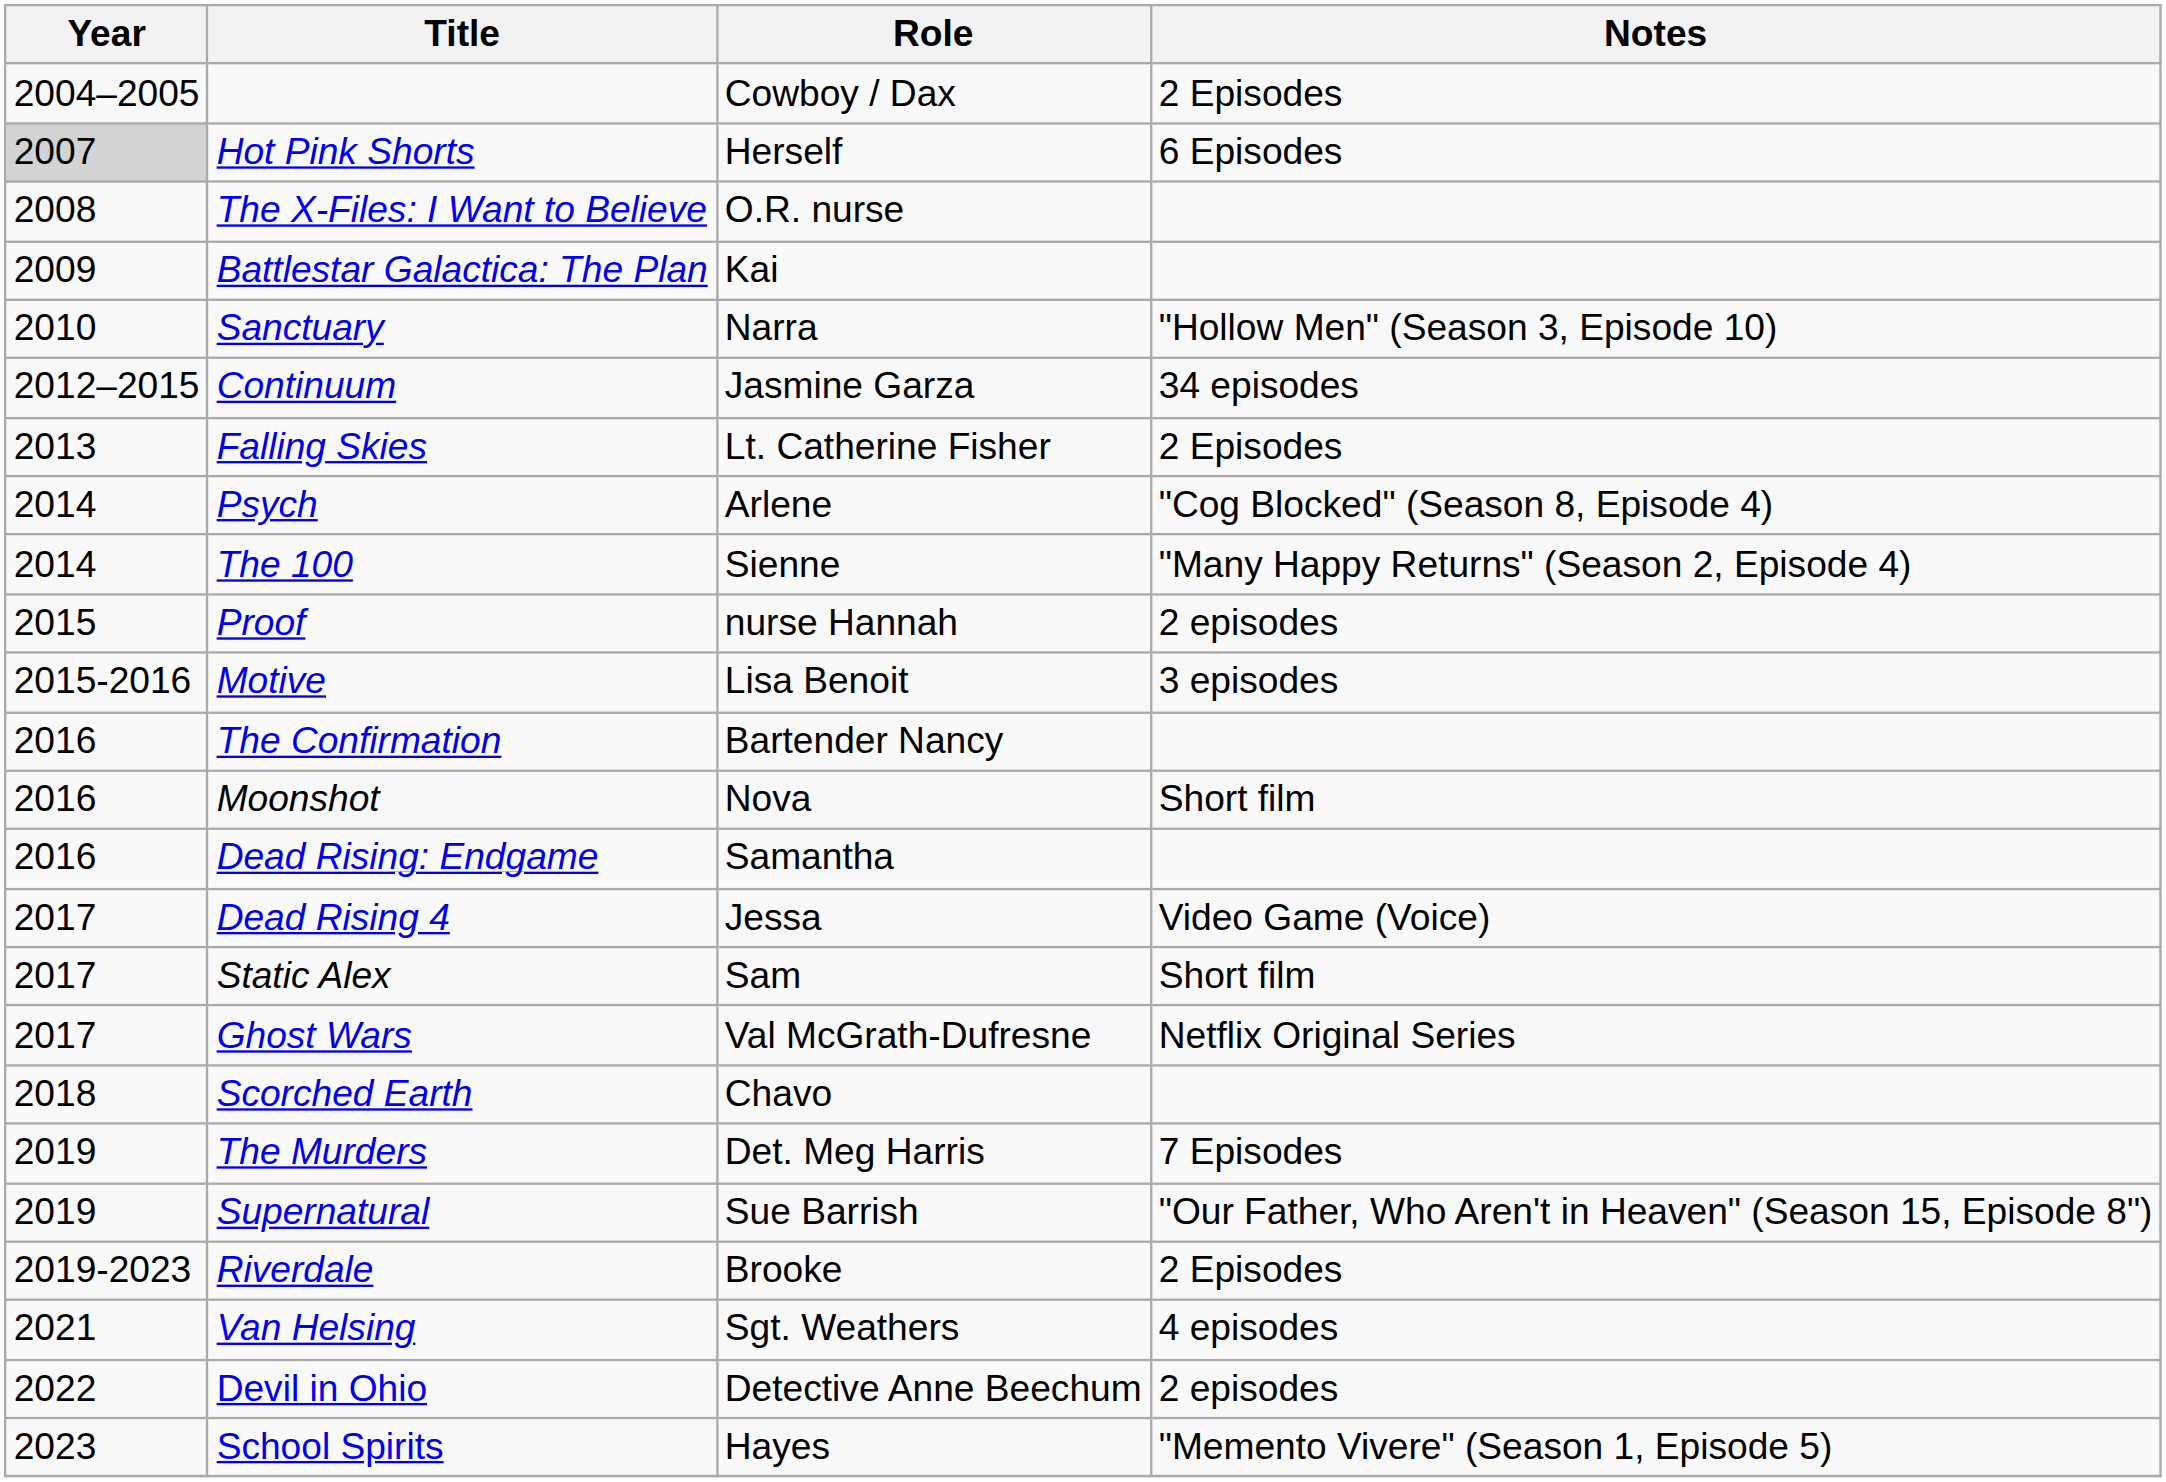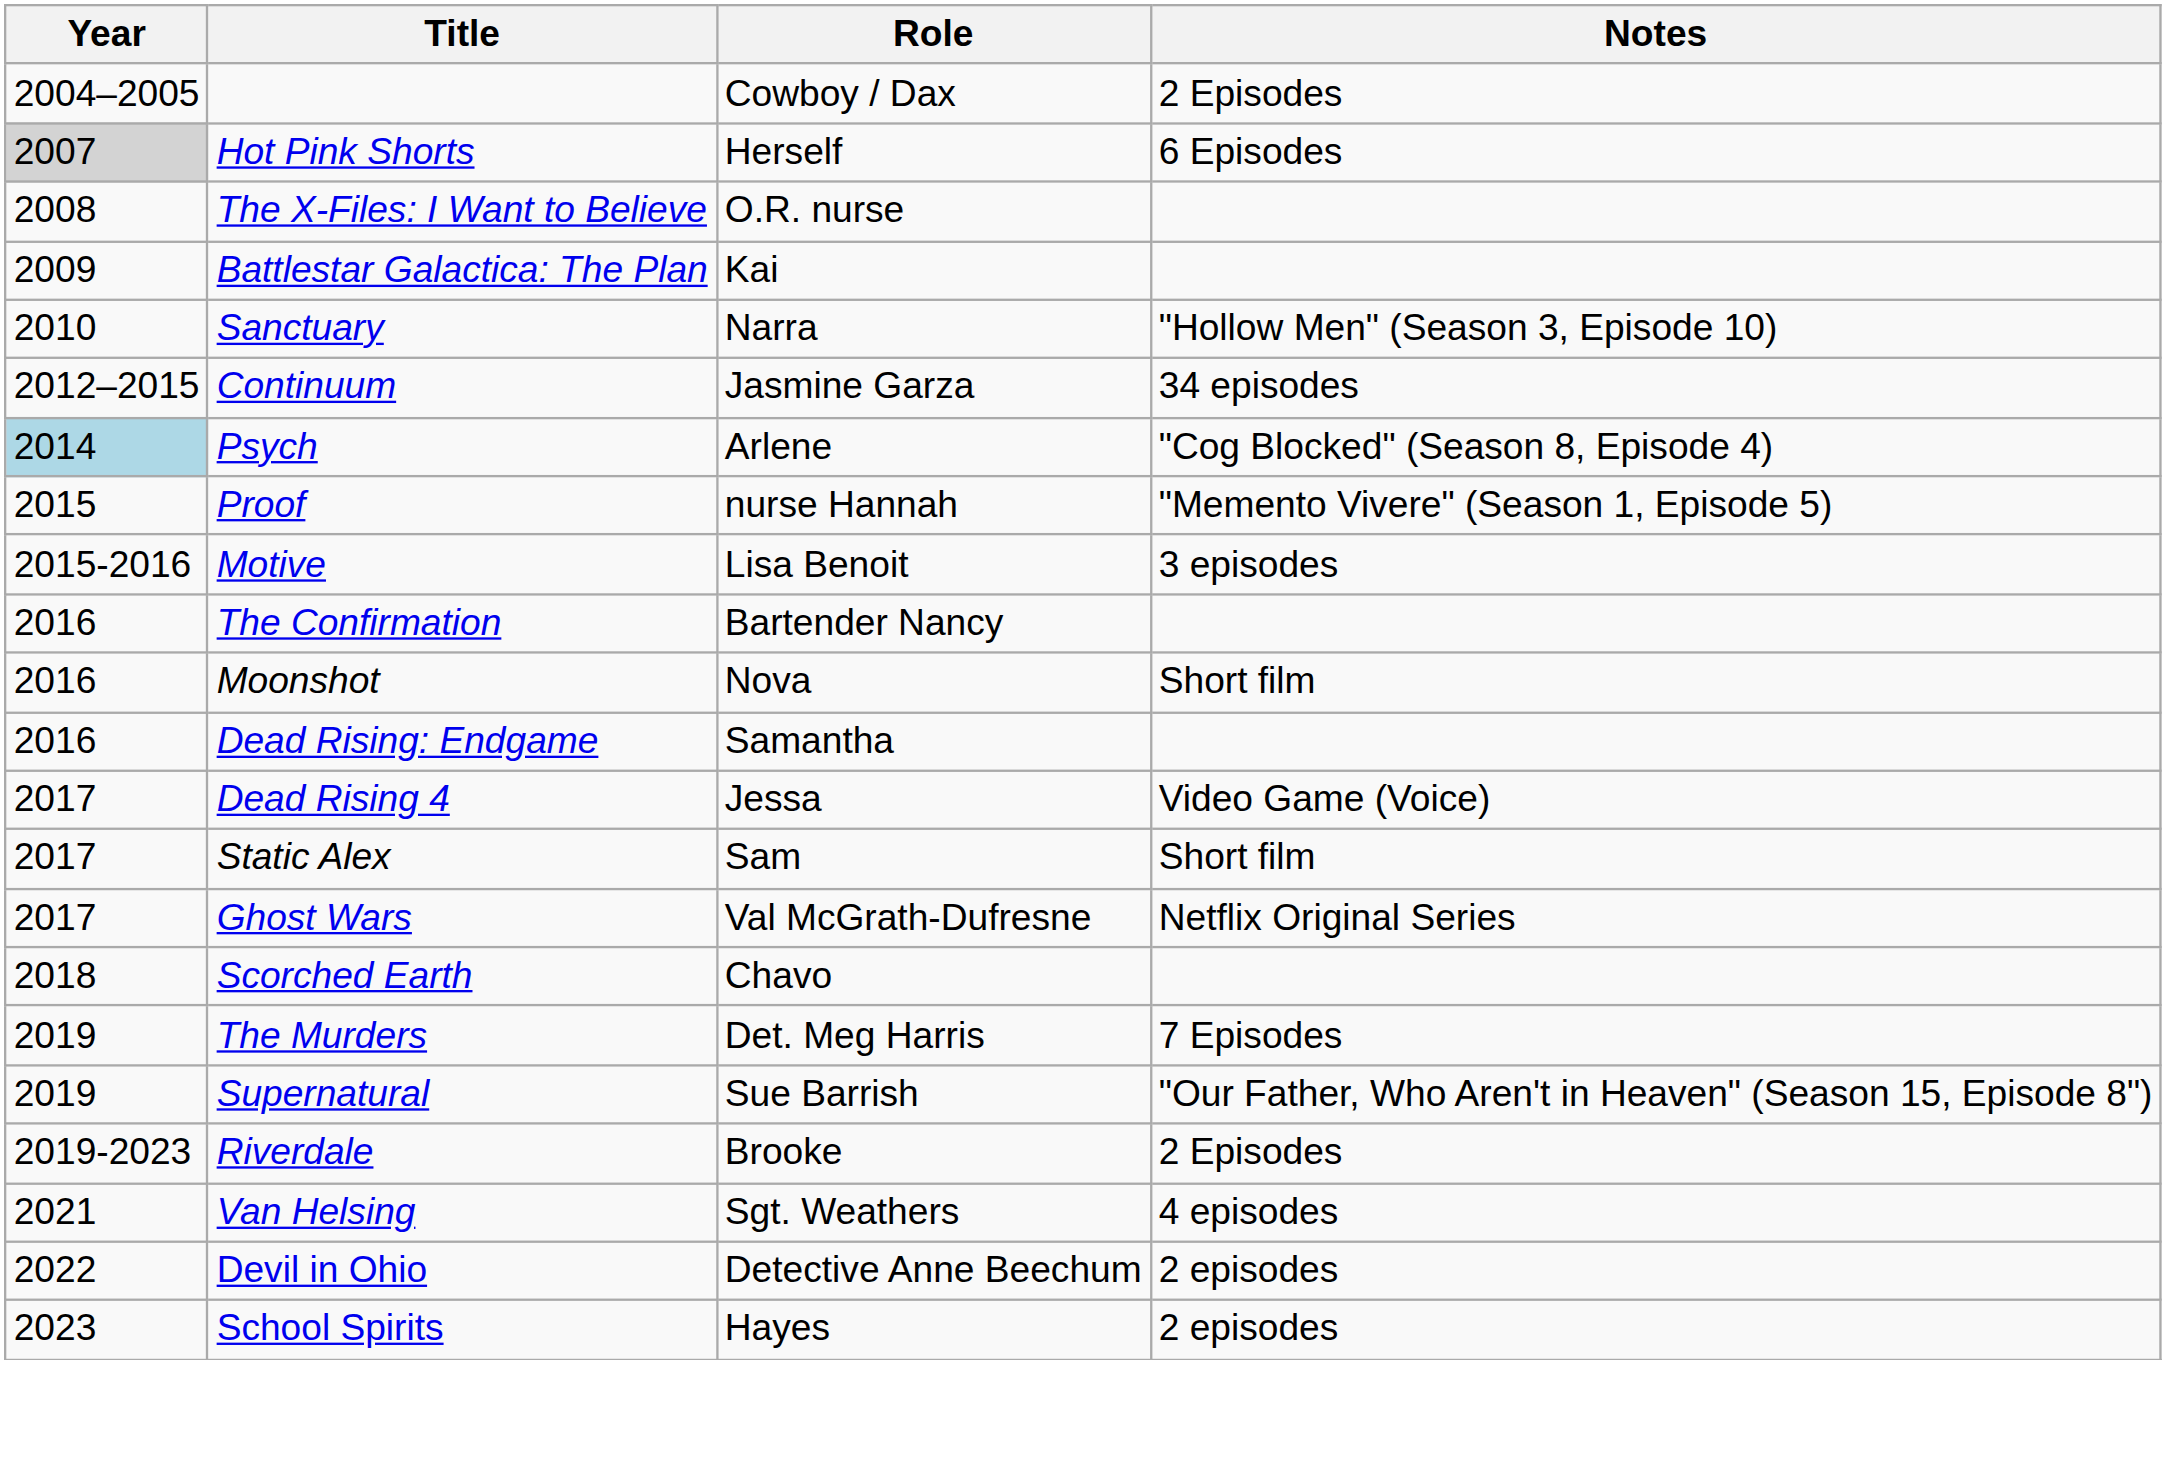- row: (322, 446)
(55, 504) no background -> (55, 446) lightblue background
- row: (285, 563)
(1249, 622) 2 episodes -> (1496, 504) "Memento Vivere" (Season 1, Episode 5)
(1496, 1446) "Memento Vivere" (Season 1, Episode 5) -> (1249, 1329) 2 episodes
